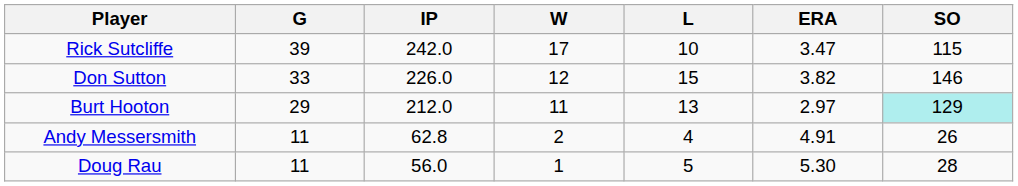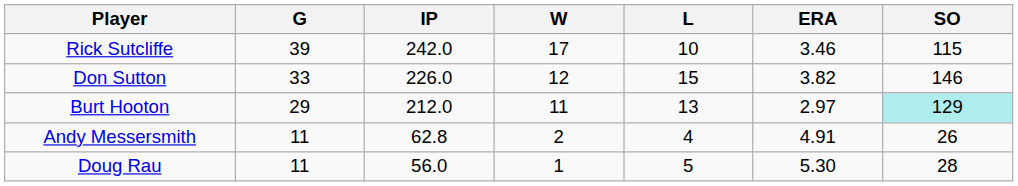(818, 48) 3.47 -> (818, 48) 3.46
